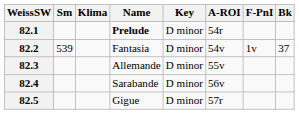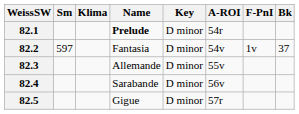(64, 48) 539 -> (64, 48) 597
